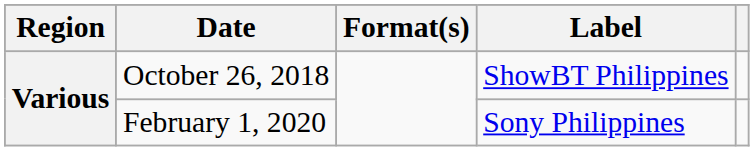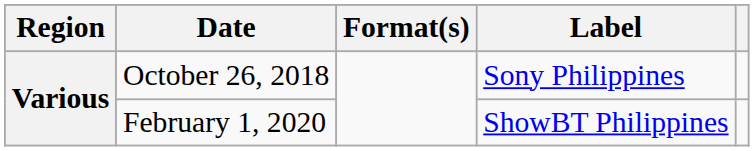(606, 74) ShowBT Philippines -> (584, 74) Sony Philippines
(584, 121) Sony Philippines -> (606, 121) ShowBT Philippines
